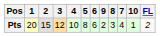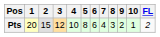columns swapped: (122, 11) <-> (104, 11)
